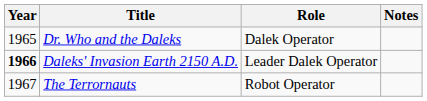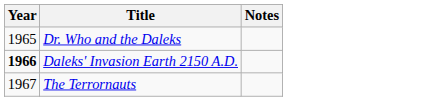- column: (311, 15)
